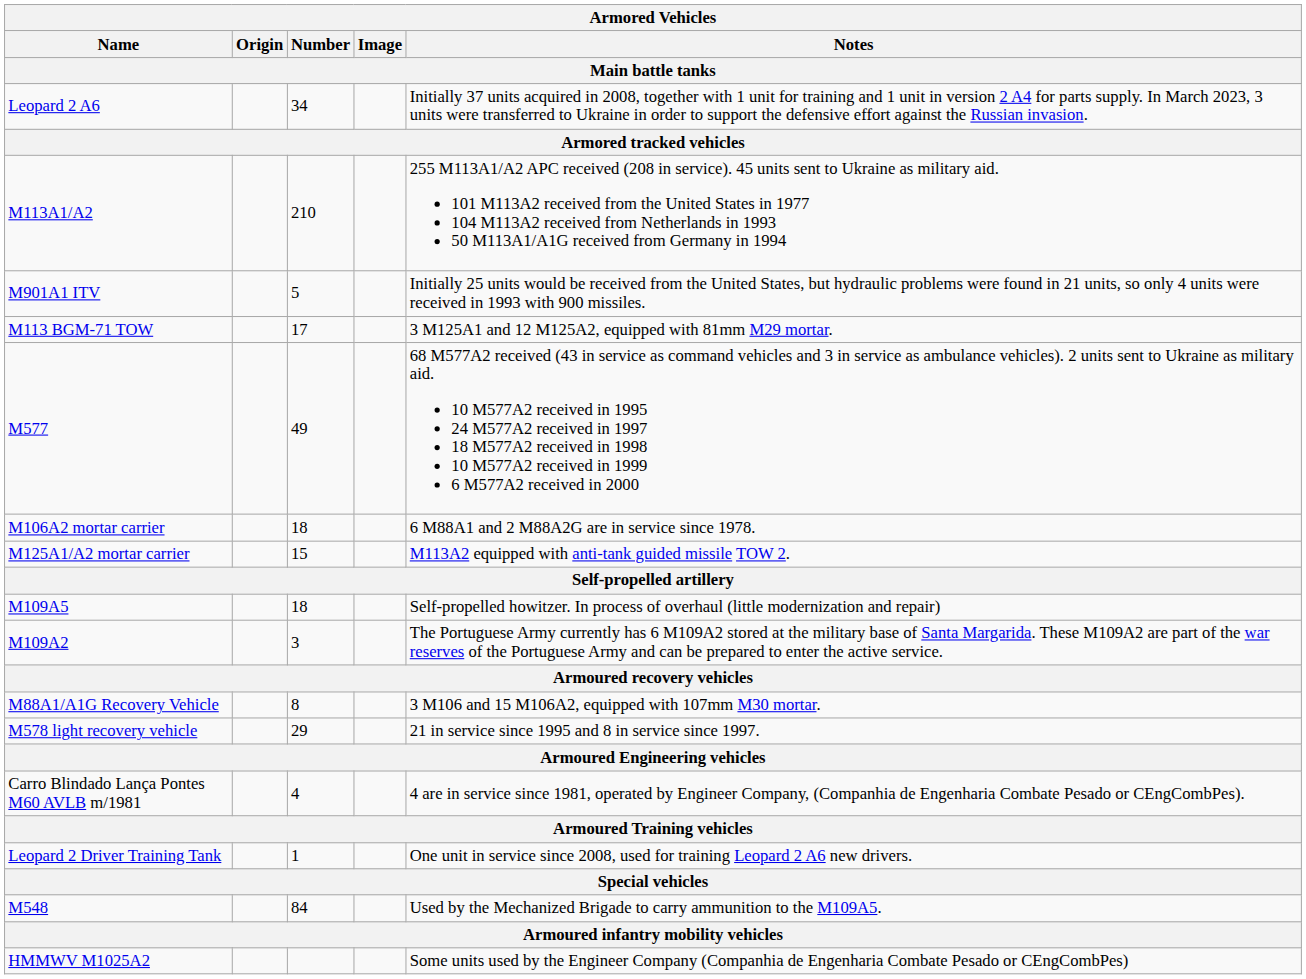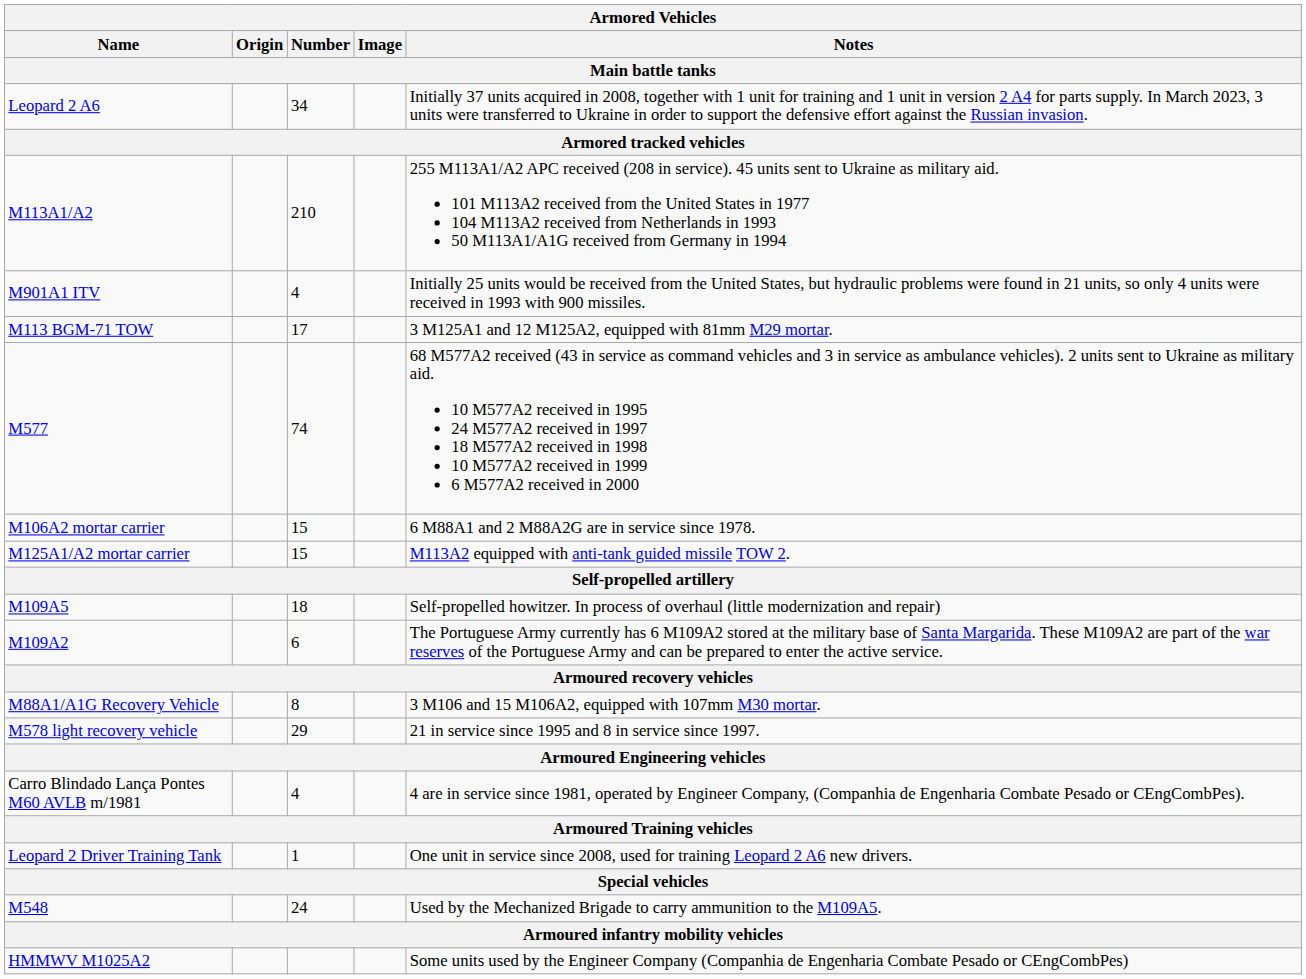(295, 293) 5 -> (295, 293) 4
(299, 428) 49 -> (299, 428) 74
(299, 527) 18 -> (299, 527) 15
(295, 642) 3 -> (295, 642) 6
(299, 908) 84 -> (299, 908) 24
